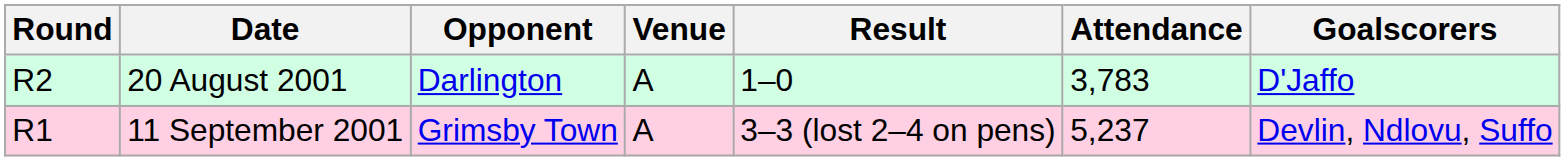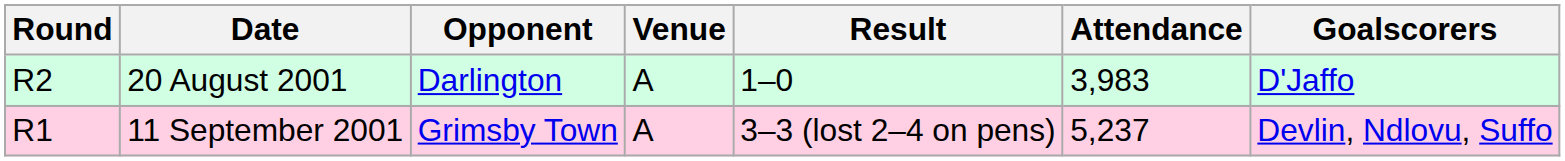(1110, 79) 3,783 -> (1110, 79) 3,983
